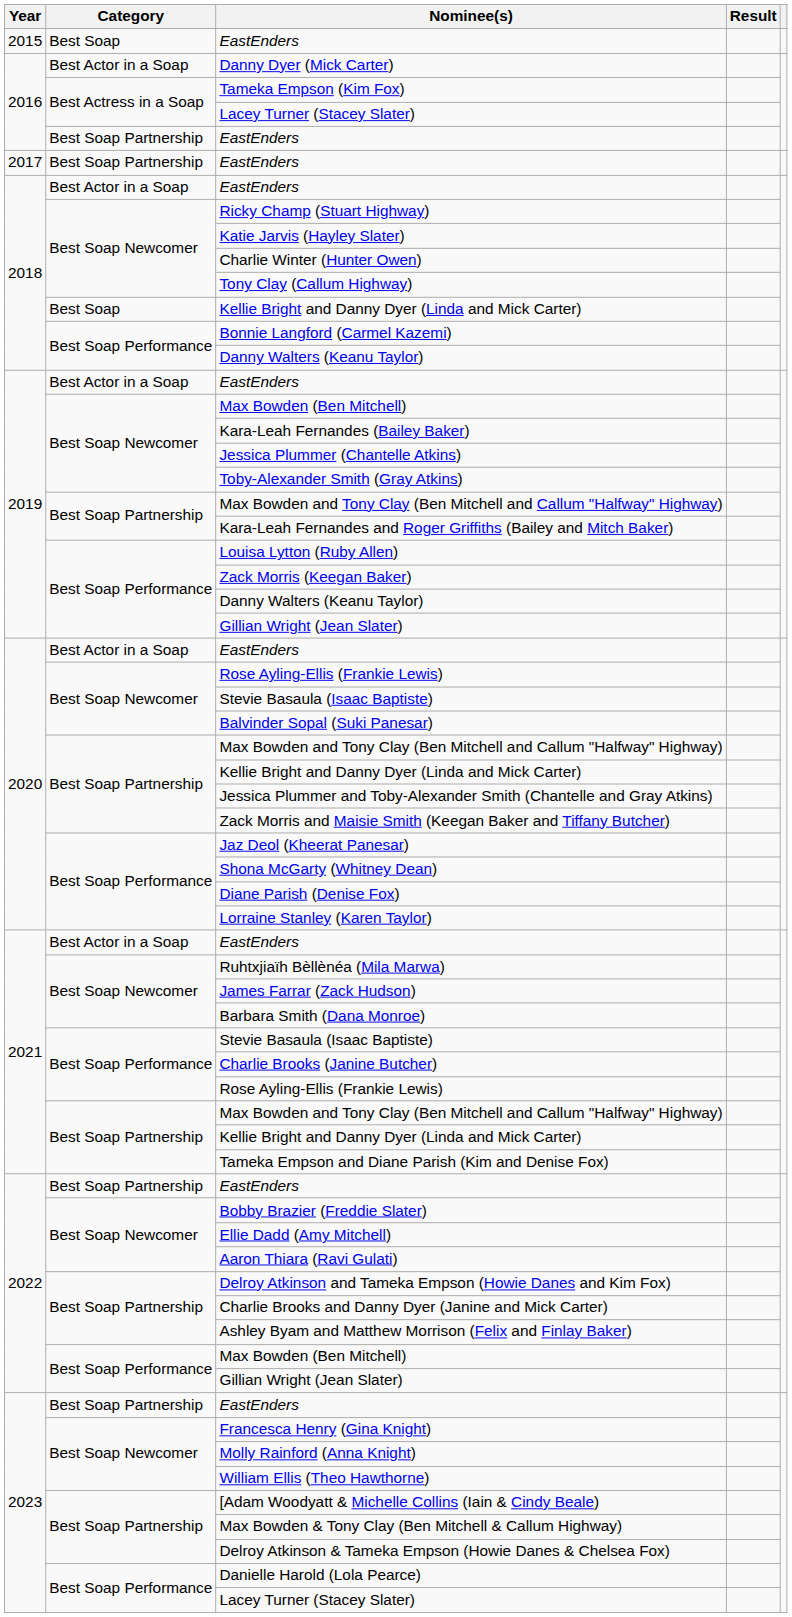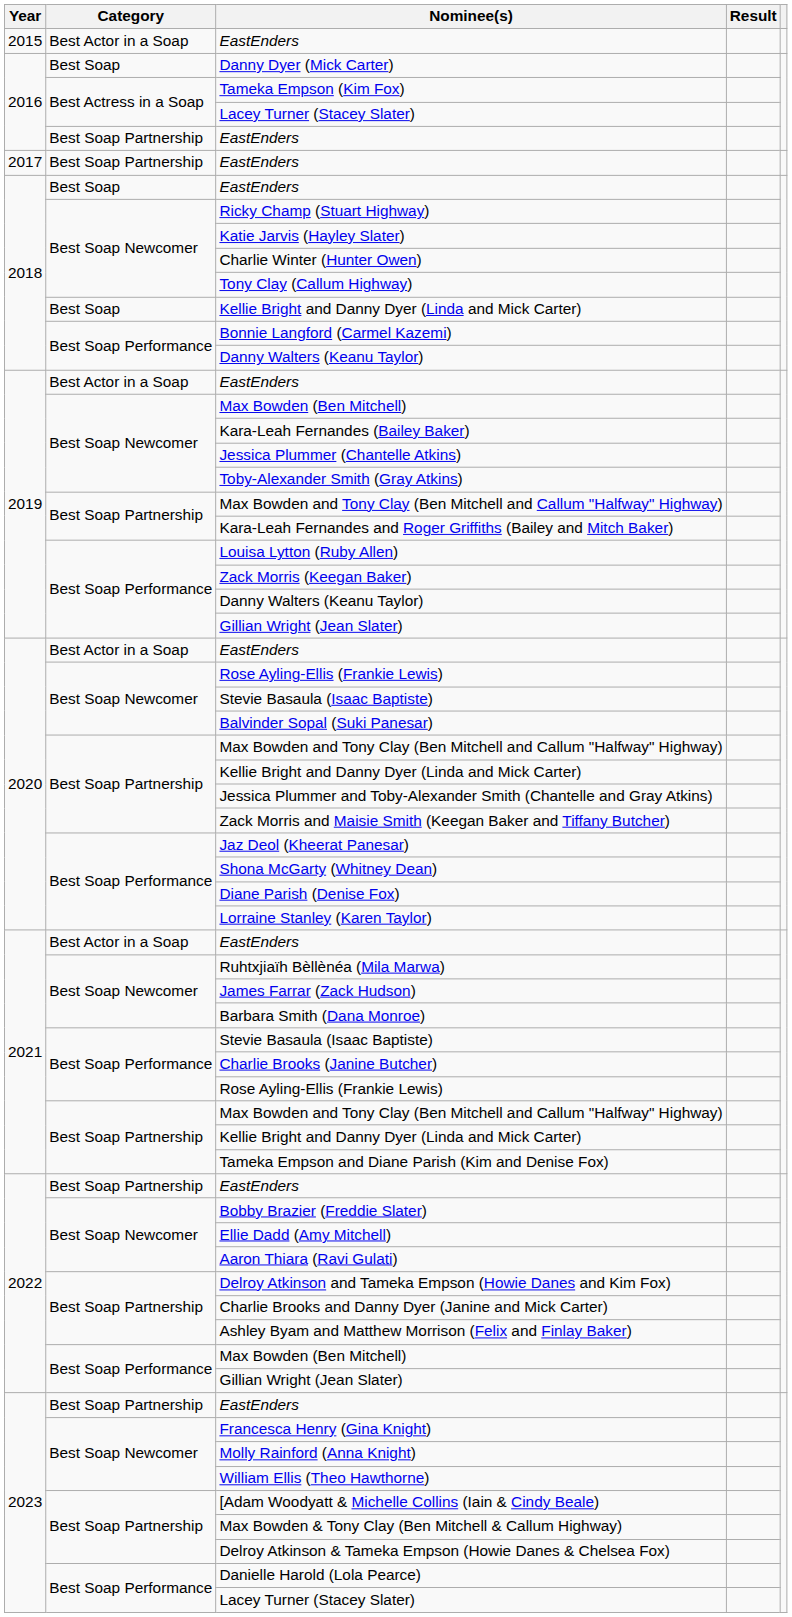(85, 41) Best Soap -> (119, 41) Best Actor in a Soap
(119, 65) Best Actor in a Soap -> (85, 65) Best Soap
(119, 187) Best Actor in a Soap -> (85, 187) Best Soap
